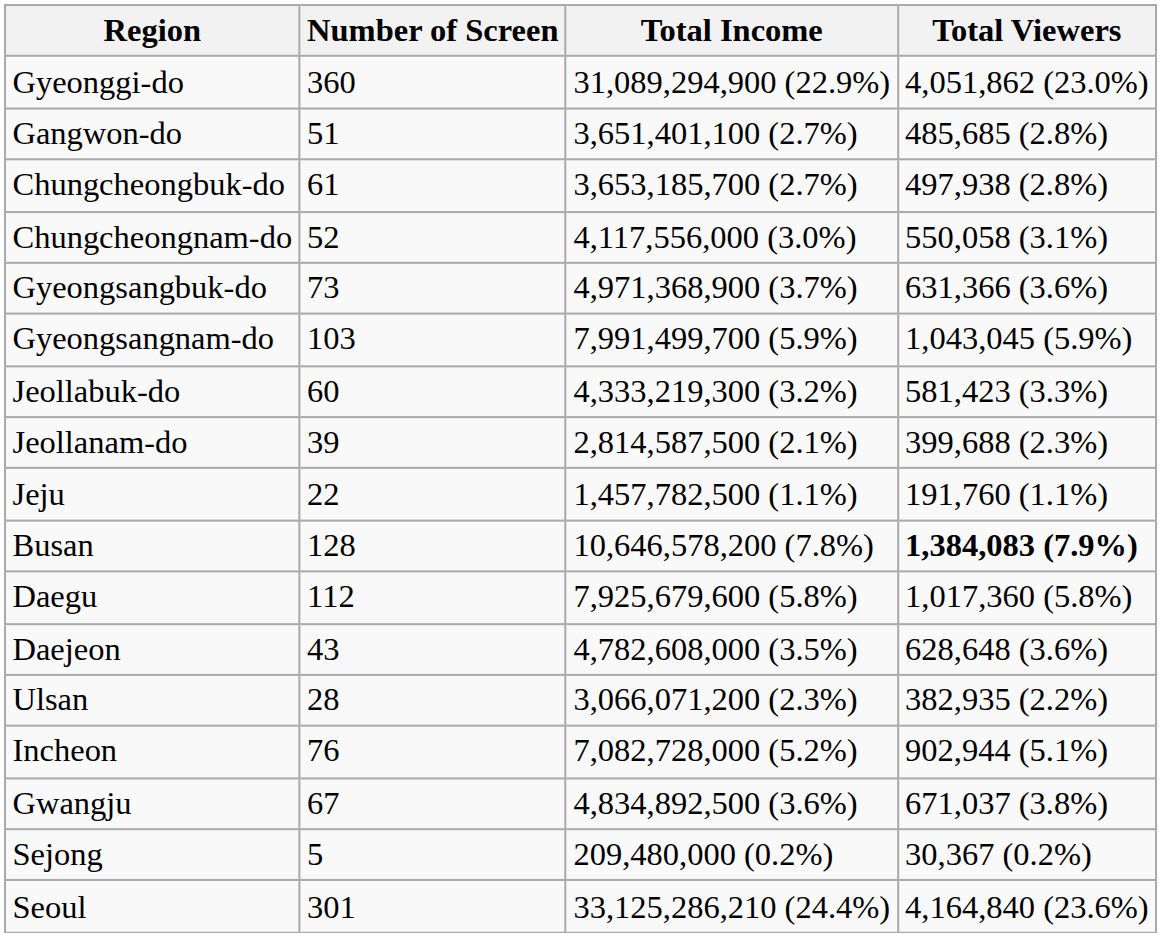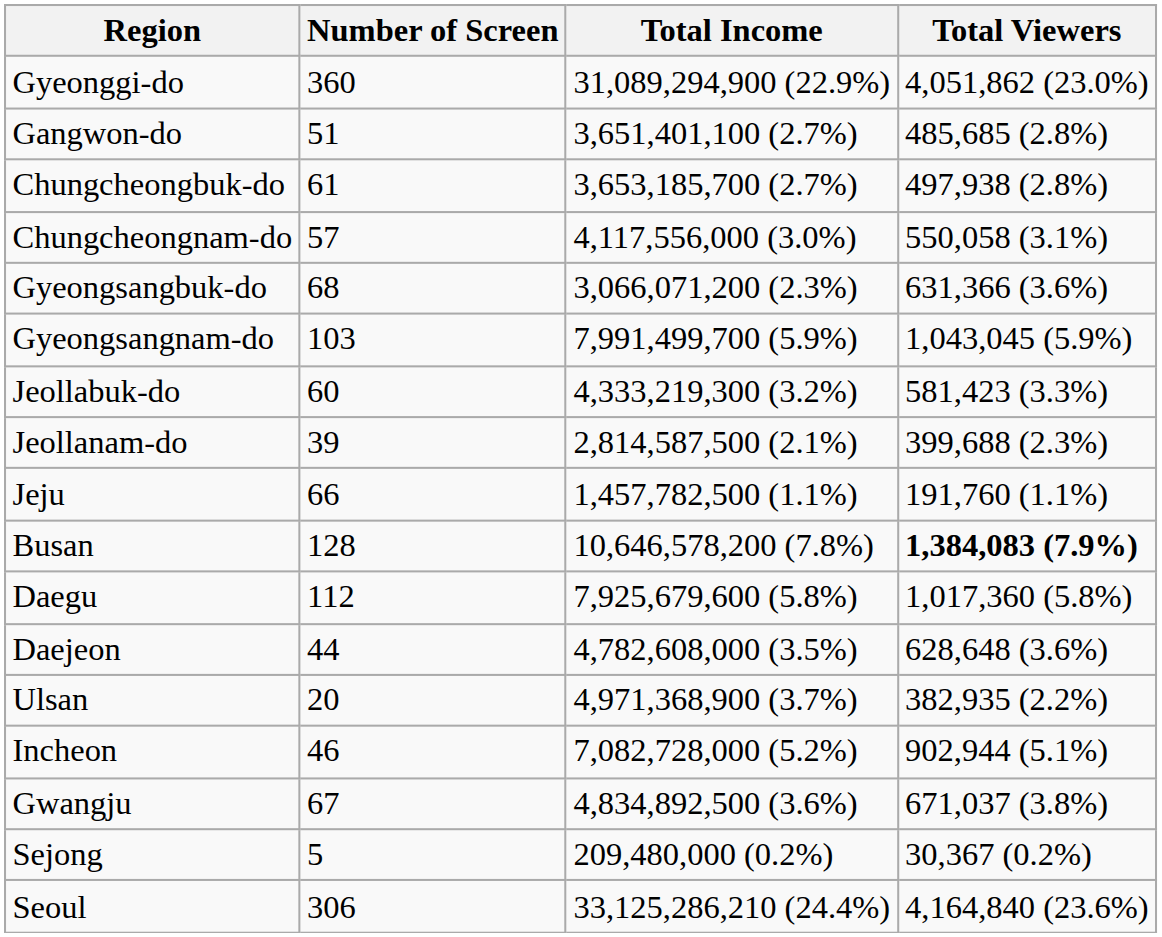(323, 236) 52 -> (323, 236) 57
(323, 287) 73 -> (323, 287) 68
(716, 287) 4,971,368,900 (3.7%) -> (716, 287) 3,066,071,200 (2.3%)
(323, 493) 22 -> (323, 493) 66
(323, 648) 43 -> (323, 648) 44
(323, 699) 28 -> (323, 699) 20
(716, 699) 3,066,071,200 (2.3%) -> (716, 699) 4,971,368,900 (3.7%)
(323, 751) 76 -> (323, 751) 46
(331, 905) 301 -> (331, 905) 306
